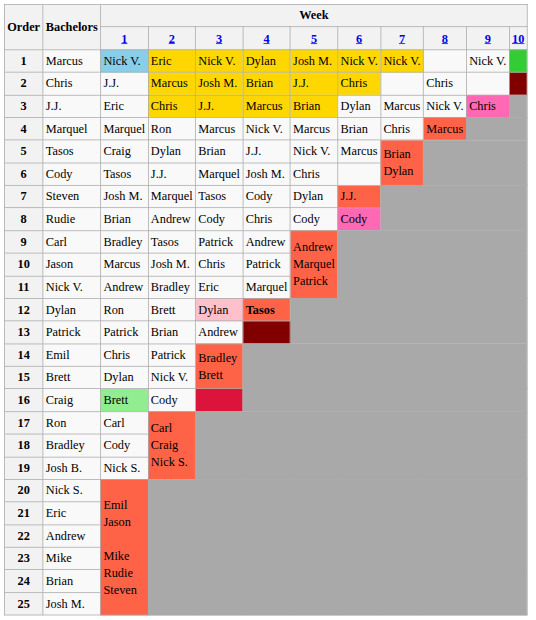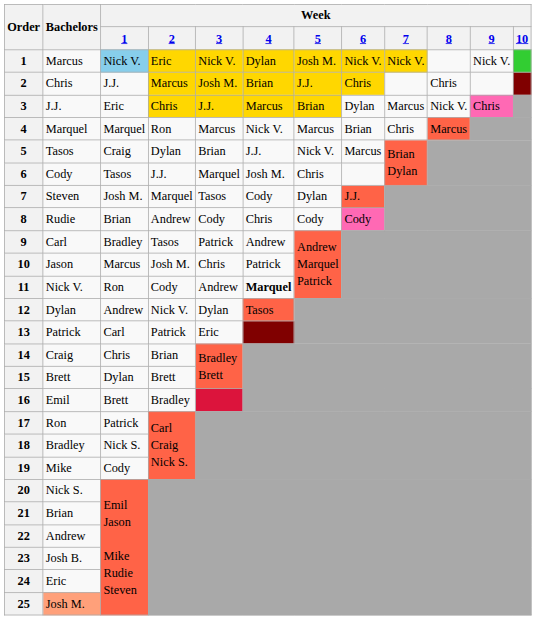(123, 287) Andrew -> (114, 287) Ron
(170, 287) Bradley -> (164, 287) Cody
(209, 287) Eric -> (218, 287) Andrew
(267, 287) normal -> (269, 287) bold
(114, 309) Ron -> (123, 309) Andrew
(163, 309) Brett -> (169, 309) Nick V.
(213, 309) pink background -> (213, 309) no background
(260, 309) bold -> (260, 309) normal
(121, 332) Patrick -> (114, 332) Carl
(165, 332) Brian -> (168, 332) Patrick
(218, 332) Andrew -> (209, 332) Eric
(58, 355) Emil -> (59, 355) Craig
(168, 355) Patrick -> (165, 355) Brian
(169, 377) Nick V. -> (163, 377) Brett
(59, 400) Craig -> (58, 400) Emil
(116, 400) lightgreen background -> (116, 400) no background
(164, 400) Cody -> (170, 400) Bradley
(114, 422) Carl -> (121, 422) Patrick
(117, 445) Cody -> (122, 445) Nick S.
(64, 468) Josh B. -> (59, 468) Mike
(122, 468) Nick S. -> (117, 468) Cody
(56, 513) Eric -> (59, 513) Brian
(59, 558) Mike -> (64, 558) Josh B.
(59, 581) Brian -> (56, 581) Eric
(65, 603) no background -> (65, 603) lightsalmon background
